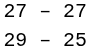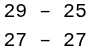rows swapped: (45, 11) <-> (45, 40)
